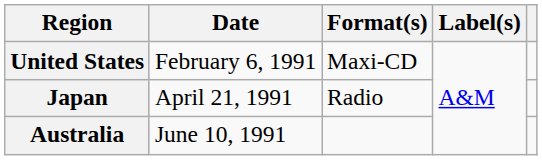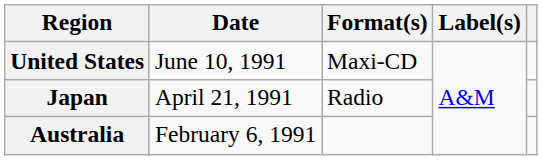(236, 60) February 6, 1991 -> (221, 60) June 10, 1991
(221, 135) June 10, 1991 -> (236, 135) February 6, 1991
